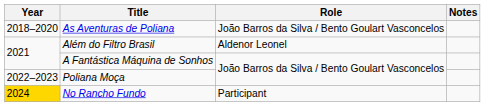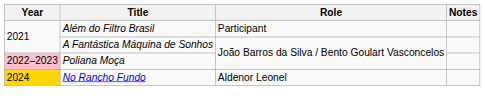- row: (118, 28)
(252, 45) Aldenor Leonel -> (242, 28) Participant
(32, 77) no background -> (32, 61) pink background
(242, 93) Participant -> (252, 77) Aldenor Leonel
